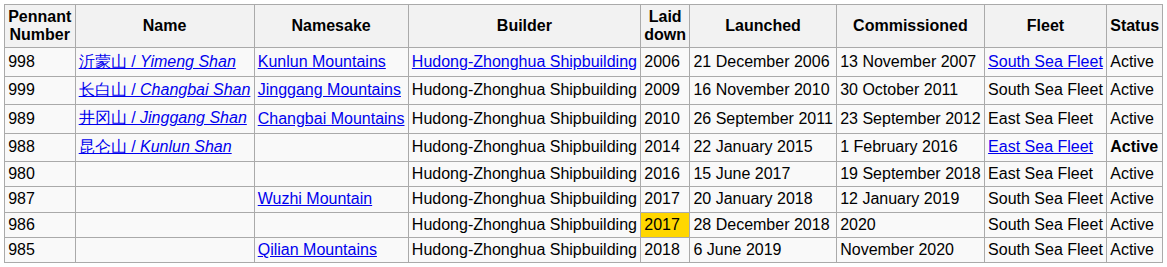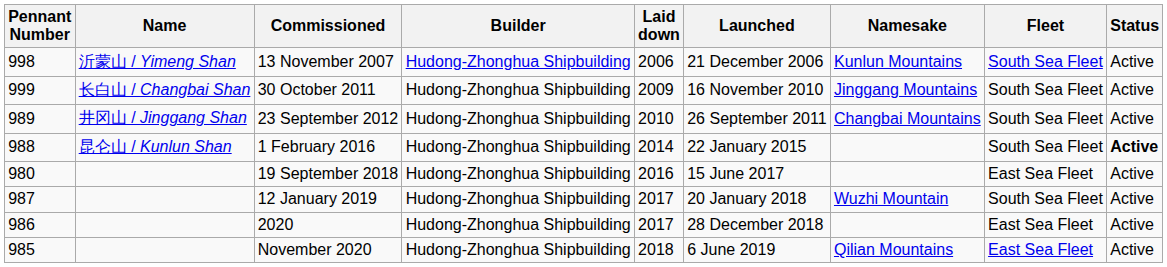columns swapped: (331, 26) <-> (910, 26)
(1041, 118) East Sea Fleet -> (1045, 118) South Sea Fleet
(1041, 147) East Sea Fleet -> (1045, 147) South Sea Fleet
(662, 224) gold background -> (656, 224) no background
(1045, 224) South Sea Fleet -> (1041, 224) East Sea Fleet
(1045, 250) South Sea Fleet -> (1041, 250) East Sea Fleet
